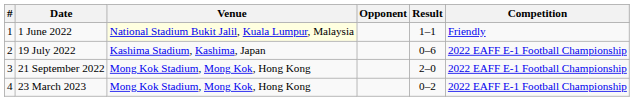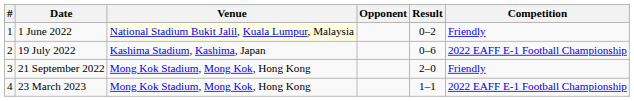(427, 31) 1–1 -> (427, 31) 0–2
(537, 68) 2022 EAFF E-1 Football Championship -> (467, 68) Friendly
(427, 86) 0–2 -> (427, 86) 1–1
